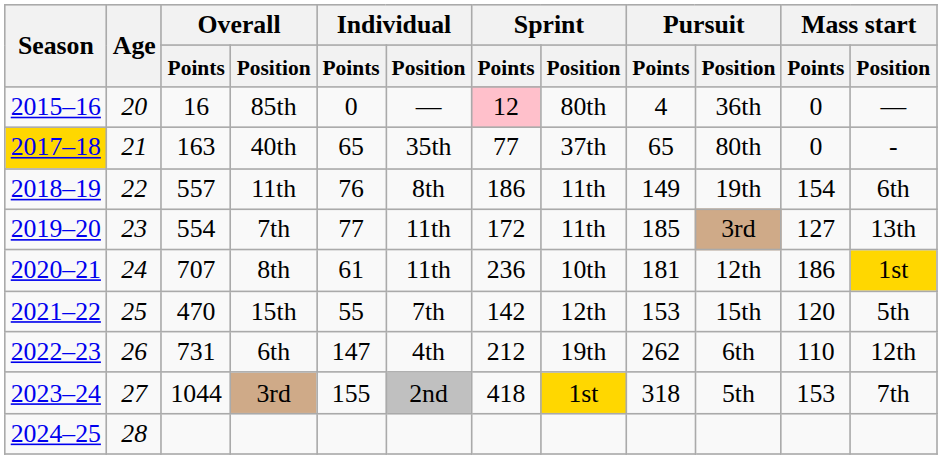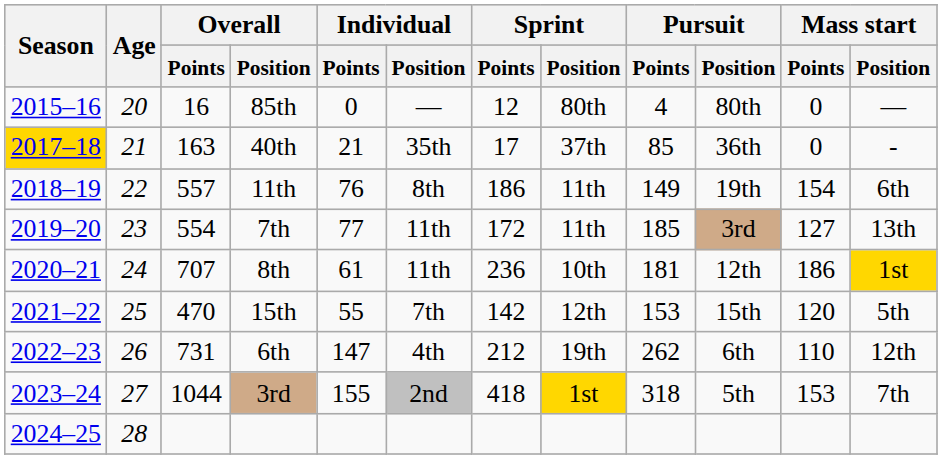(506, 106) pink background -> (506, 106) no background
(738, 106) 36th -> (738, 106) 80th
(351, 147) 65 -> (351, 147) 21
(506, 147) 77 -> (506, 147) 17
(661, 147) 65 -> (661, 147) 85
(738, 147) 80th -> (738, 147) 36th
